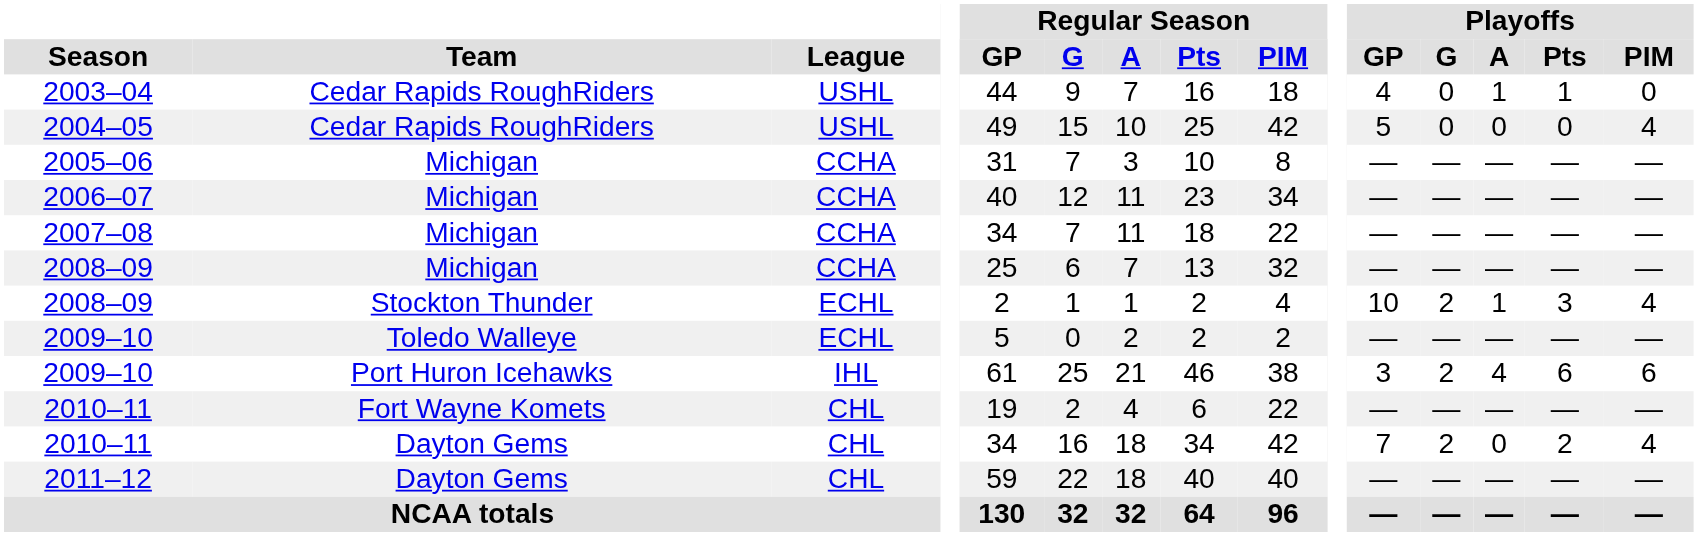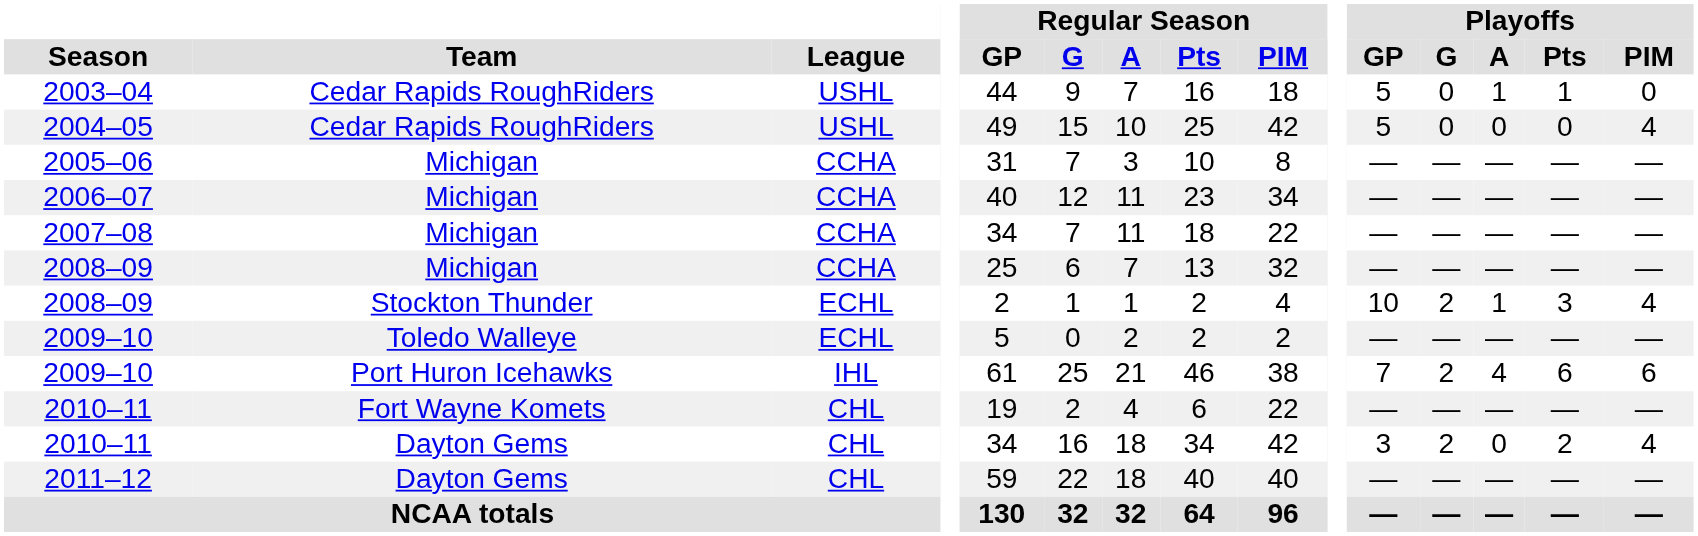(1383, 91) 4 -> (1383, 91) 5
(1383, 373) 3 -> (1383, 373) 7
(1383, 443) 7 -> (1383, 443) 3
